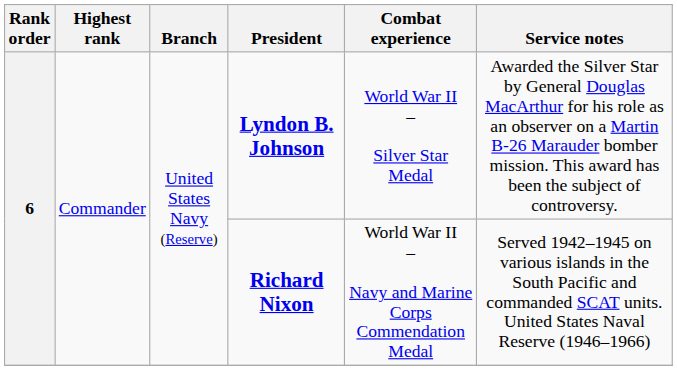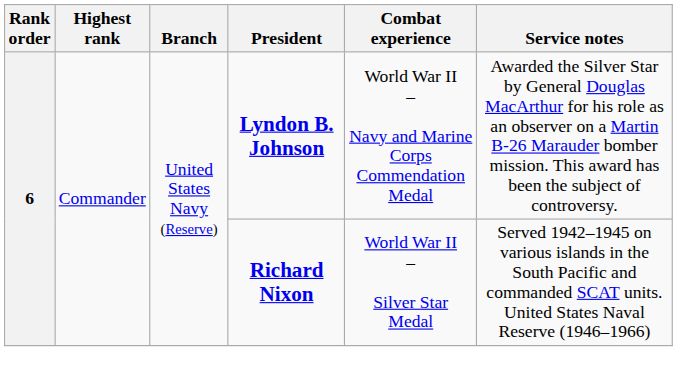(411, 135) World War II – Silver Star Medal -> (411, 135) World War II – Navy and Marine Corps Commendation Medal
(411, 292) World War II – Navy and Marine Corps Commendation Medal -> (411, 282) World War II – Silver Star Medal
